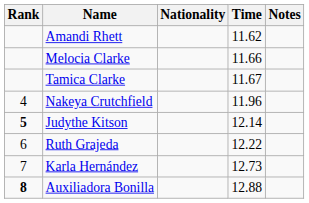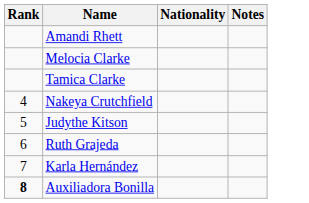- column: (247, 15)
(23, 123) bold -> (23, 123) normal
